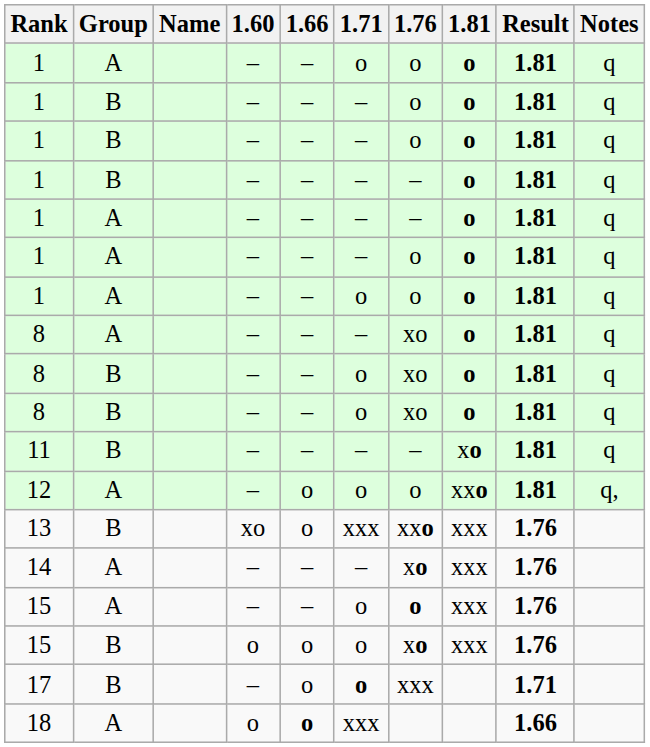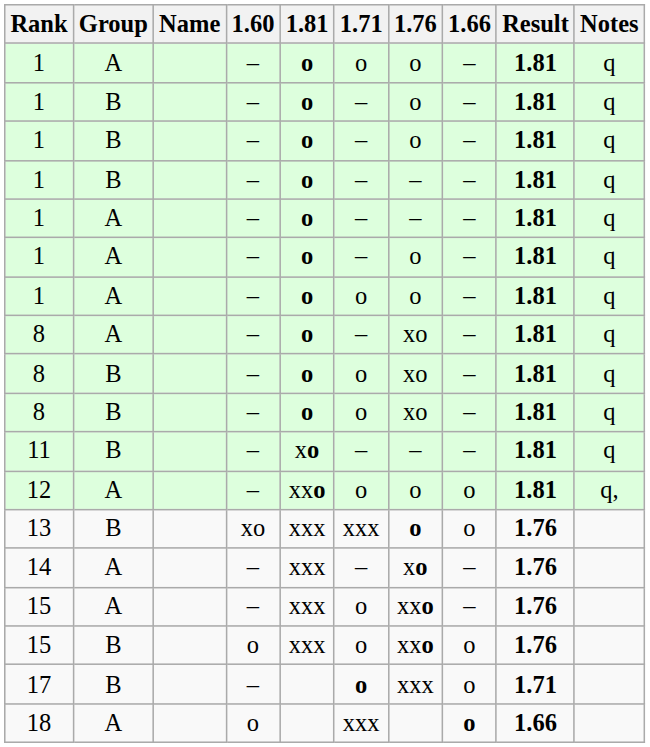columns swapped: (307, 23) <-> (469, 23)
(415, 528) xxo -> (415, 528) o
(415, 606) o -> (415, 606) xxo
(415, 645) xo -> (415, 645) xxo
